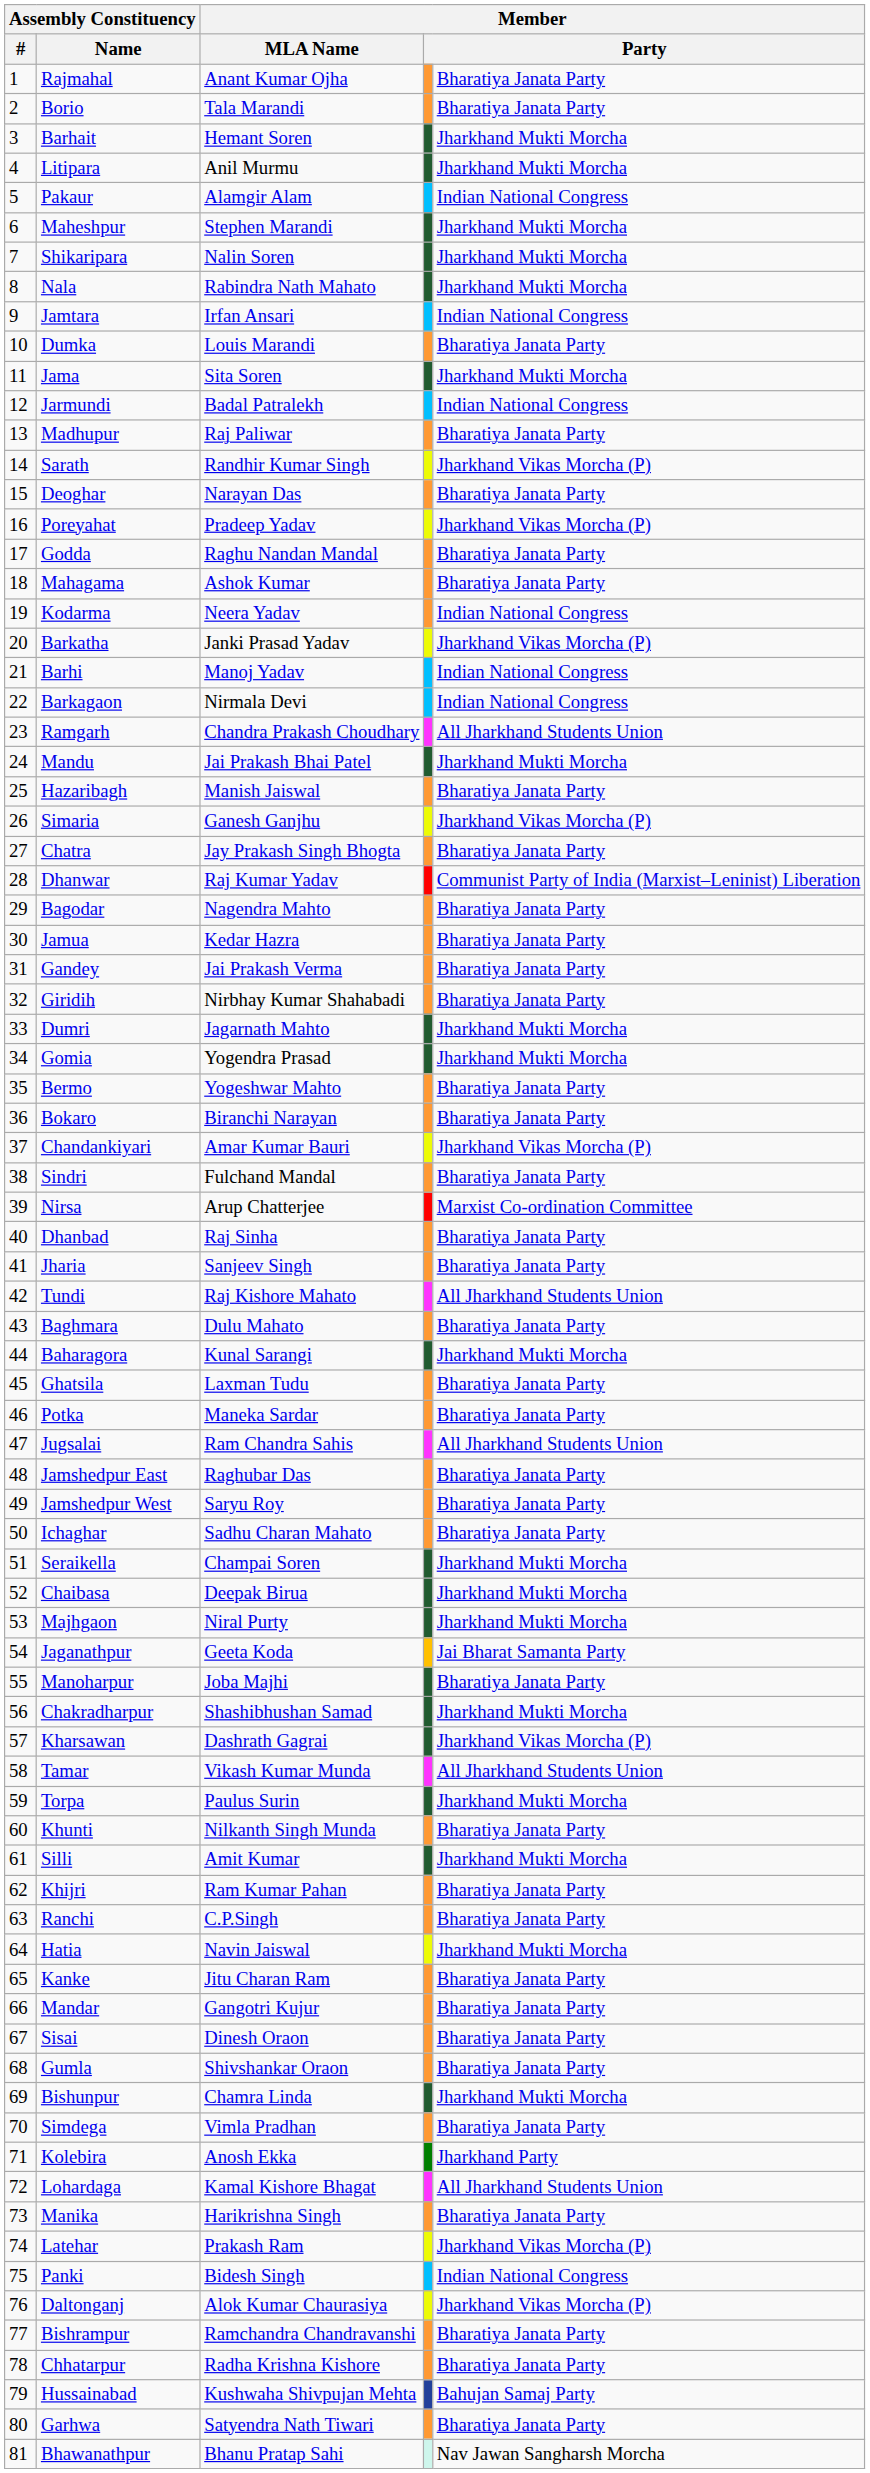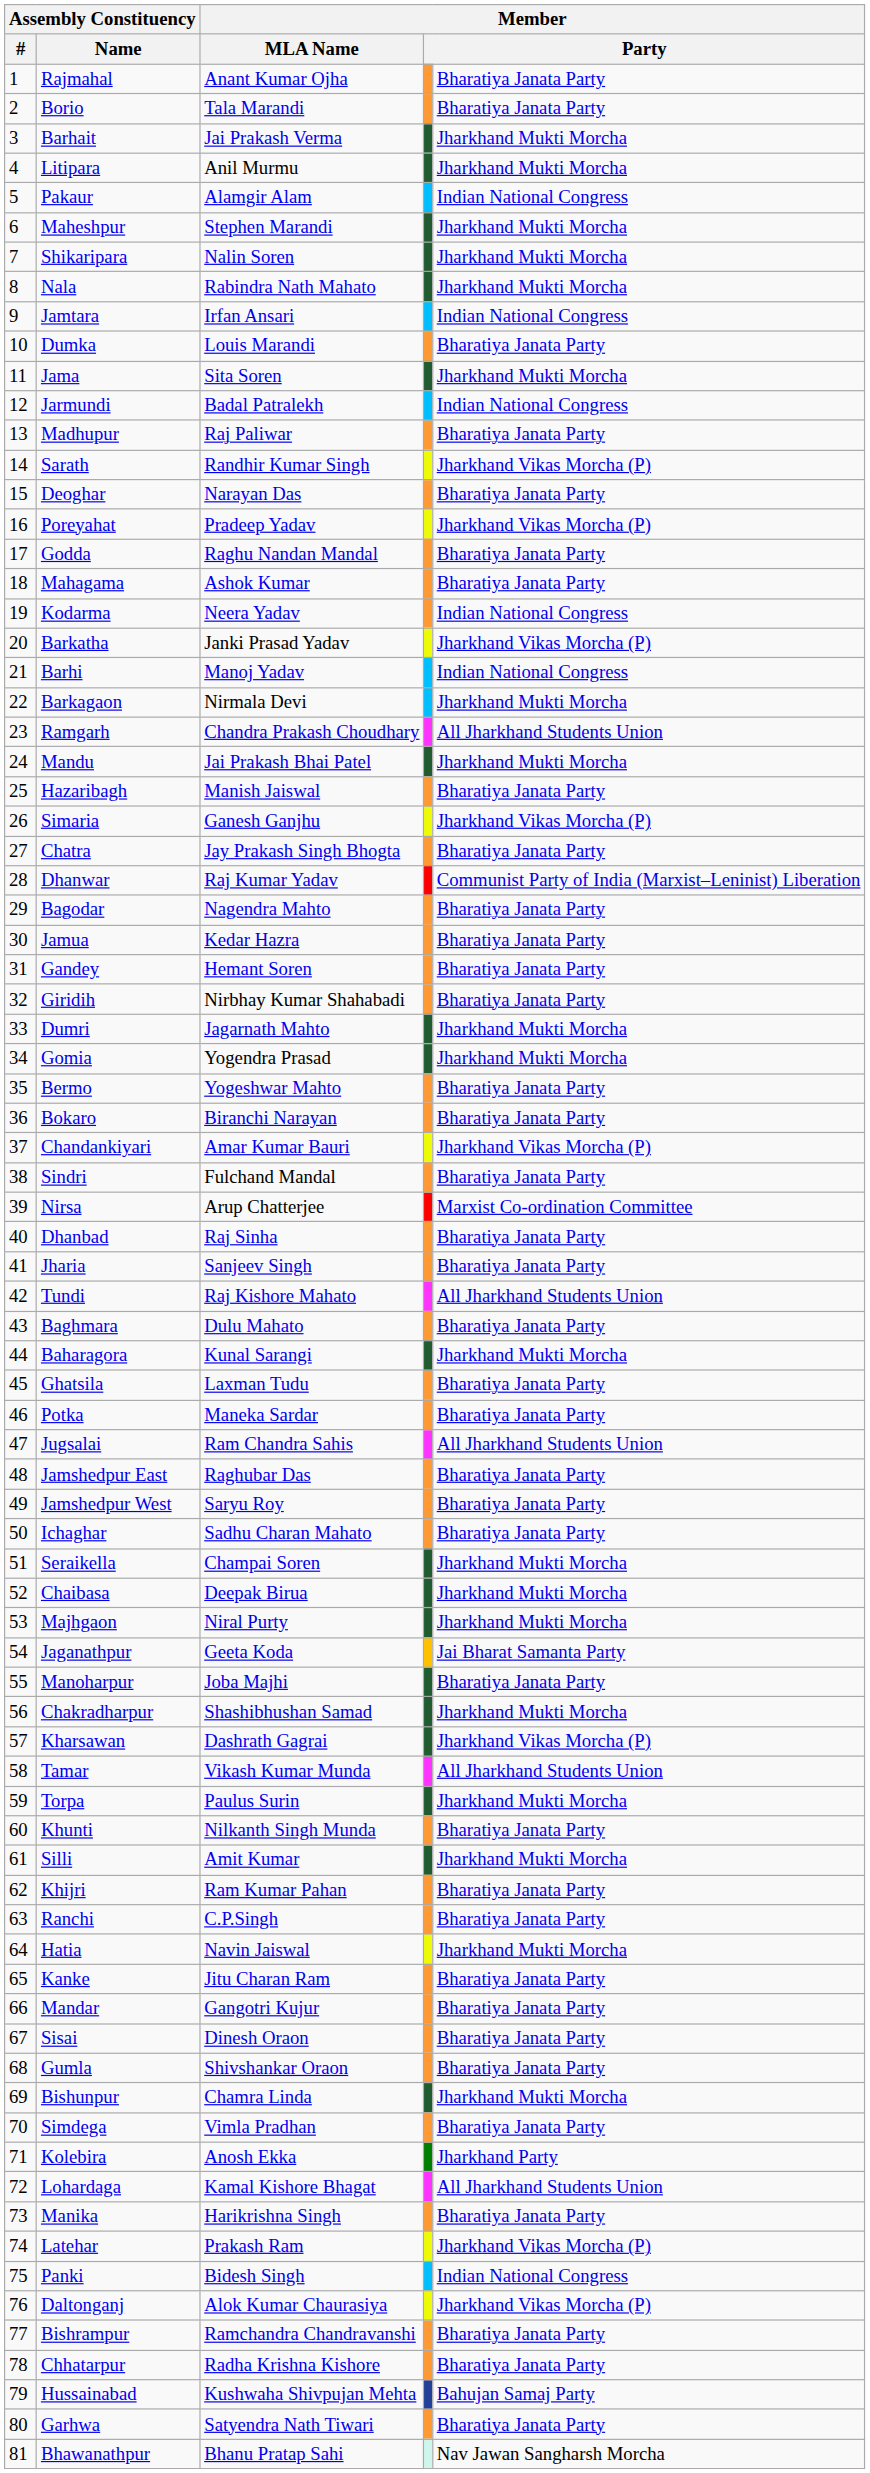(258, 138) Hemant Soren -> (273, 138) Jai Prakash Verma
(532, 702) Indian National Congress -> (532, 702) Jharkhand Mukti Morcha
(273, 969) Jai Prakash Verma -> (258, 969) Hemant Soren
